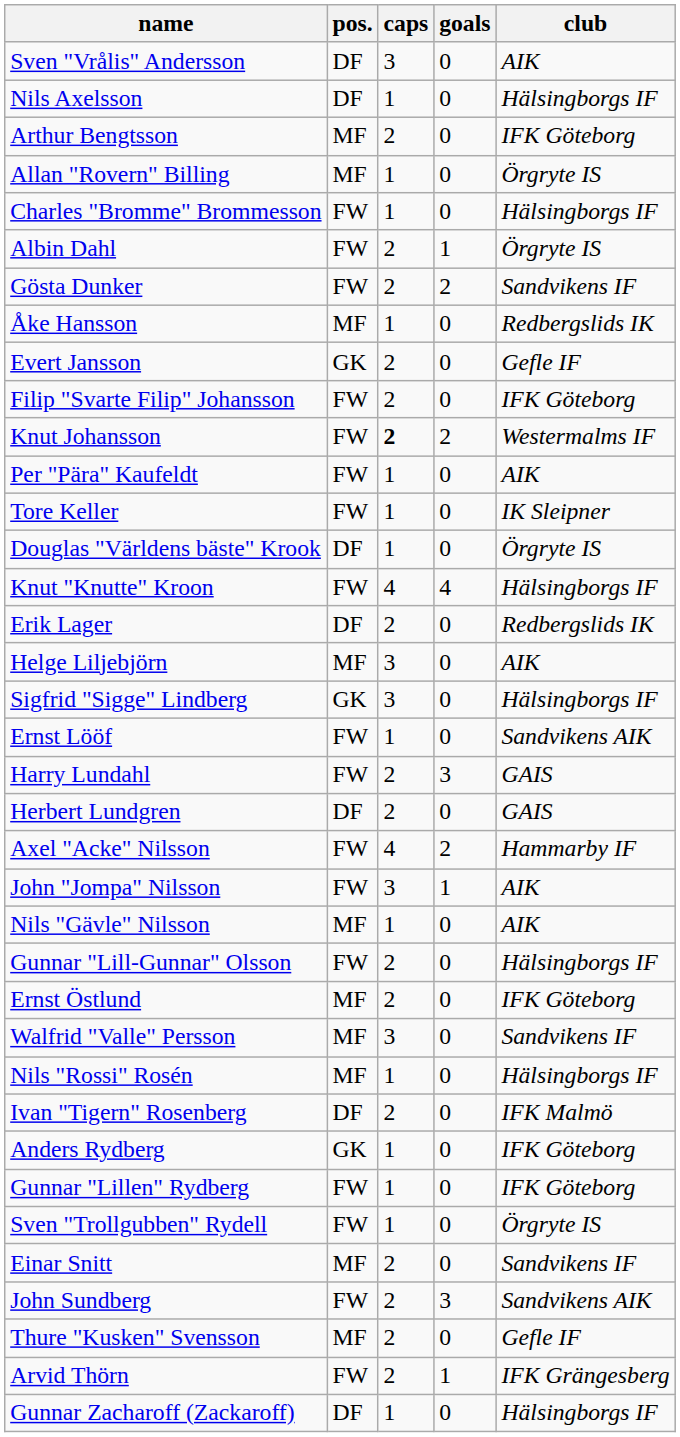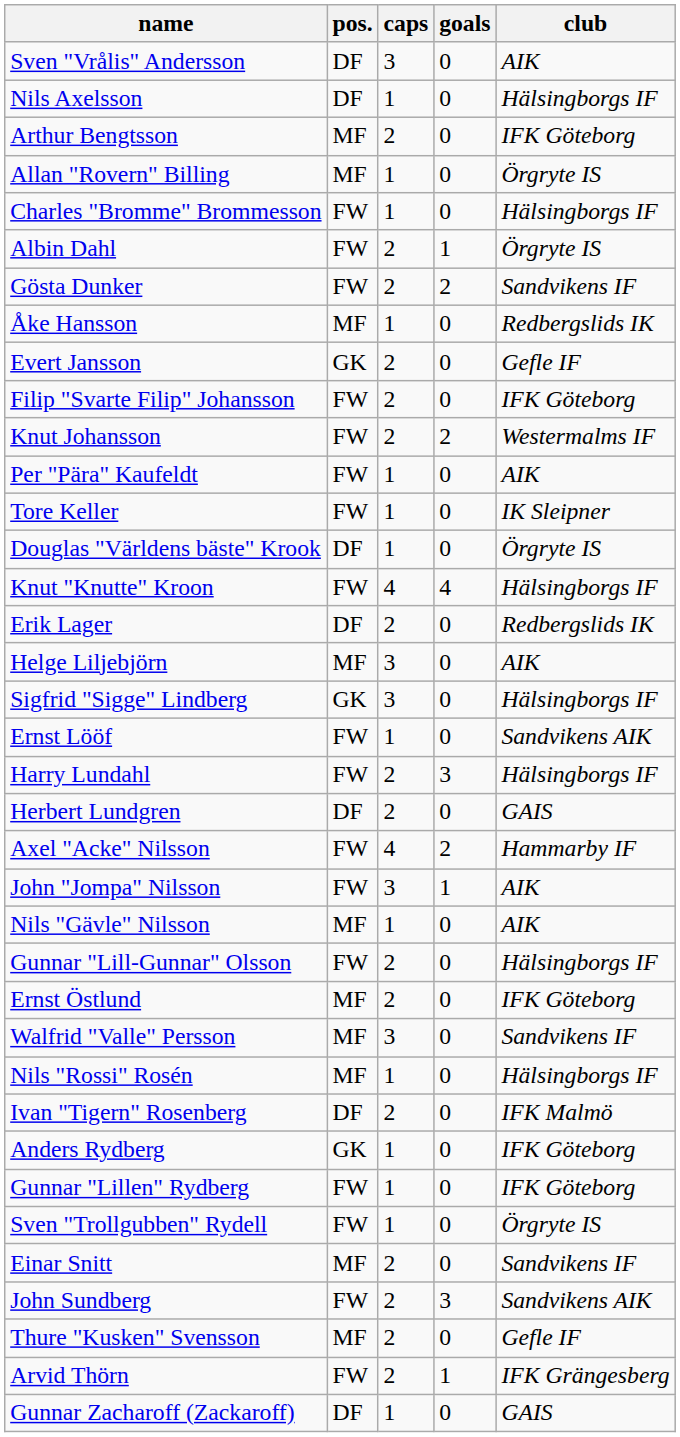(389, 436) bold -> (389, 436) normal
(527, 774) GAIS -> (580, 774) Hälsingborgs IF
(580, 1412) Hälsingborgs IF -> (527, 1412) GAIS
